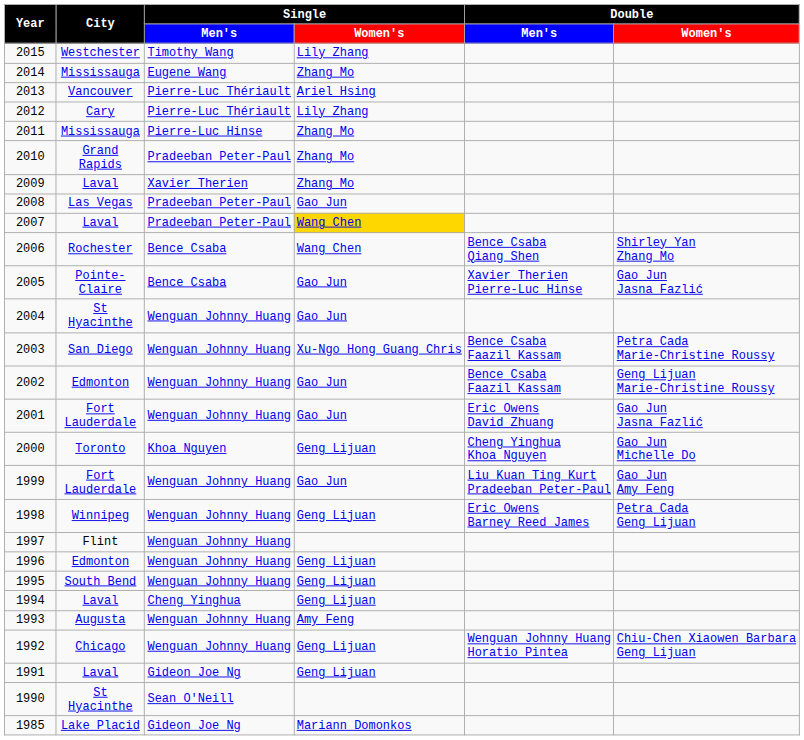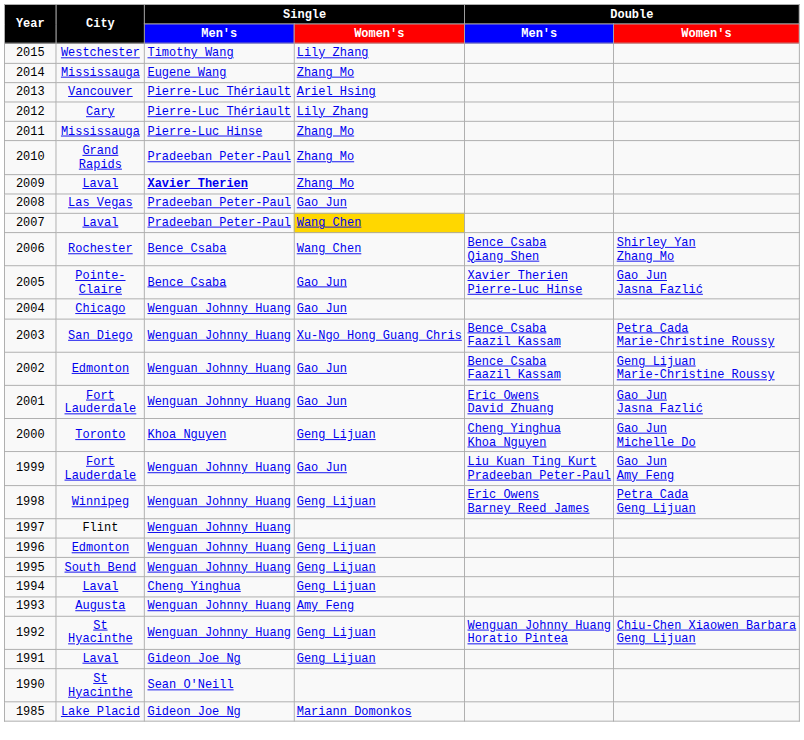(198, 184) normal -> (198, 184) bold
(100, 316) St Hyacinthe -> (100, 309) Chicago
(100, 646) Chicago -> (100, 633) St Hyacinthe
